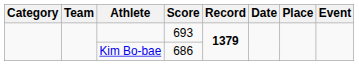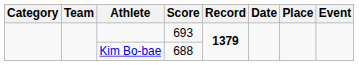(183, 51) 686 -> (183, 51) 688
